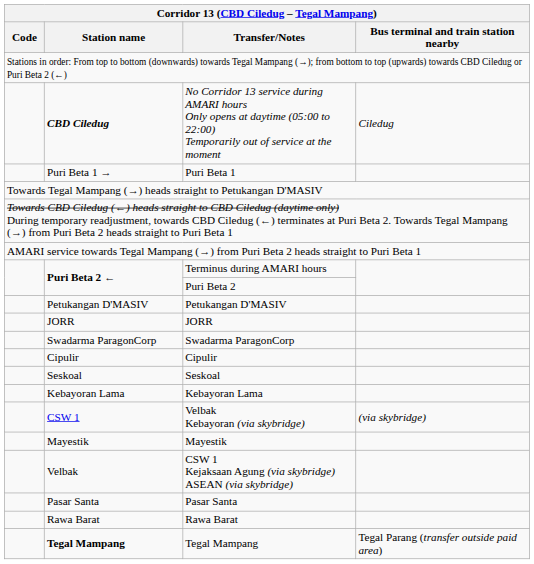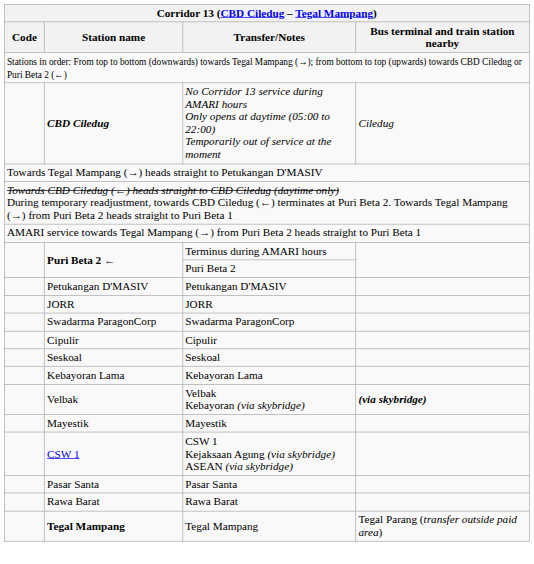- row: (210, 172)
(63, 417) CSW 1 -> (63, 399) Velbak
(392, 417) normal -> (392, 399) bold
(63, 471) Velbak -> (63, 453) CSW 1
